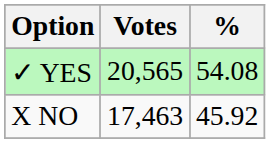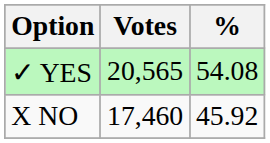(145, 115) 17,463 -> (145, 115) 17,460
